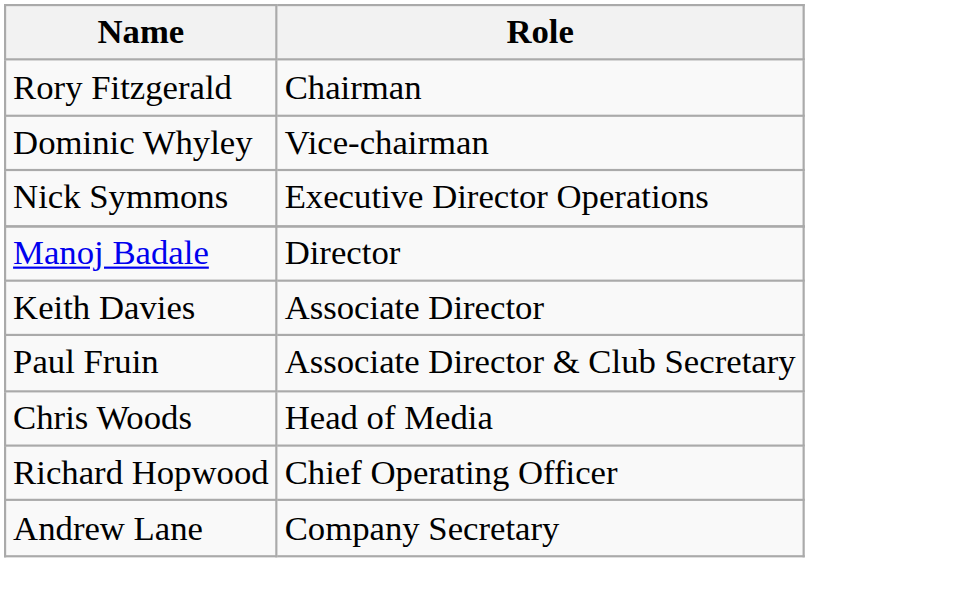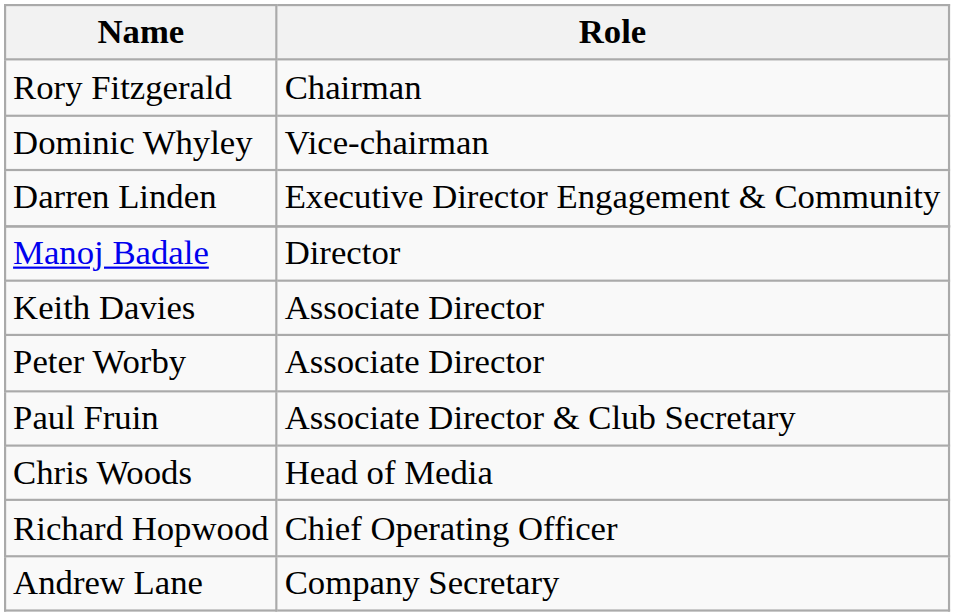+ row: (115, 197)
- row: (121, 197)
+ row: (100, 362)
